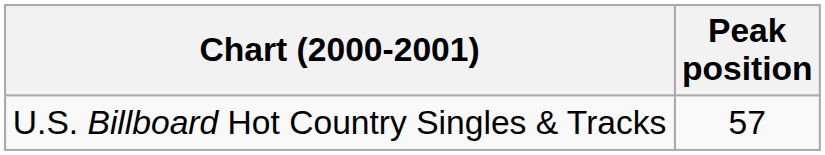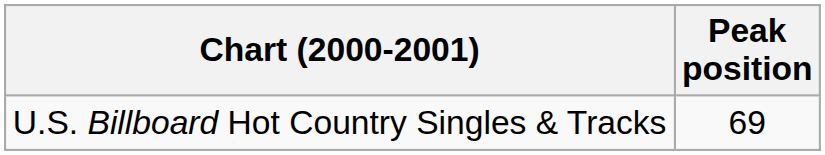(747, 122) 57 -> (747, 122) 69
